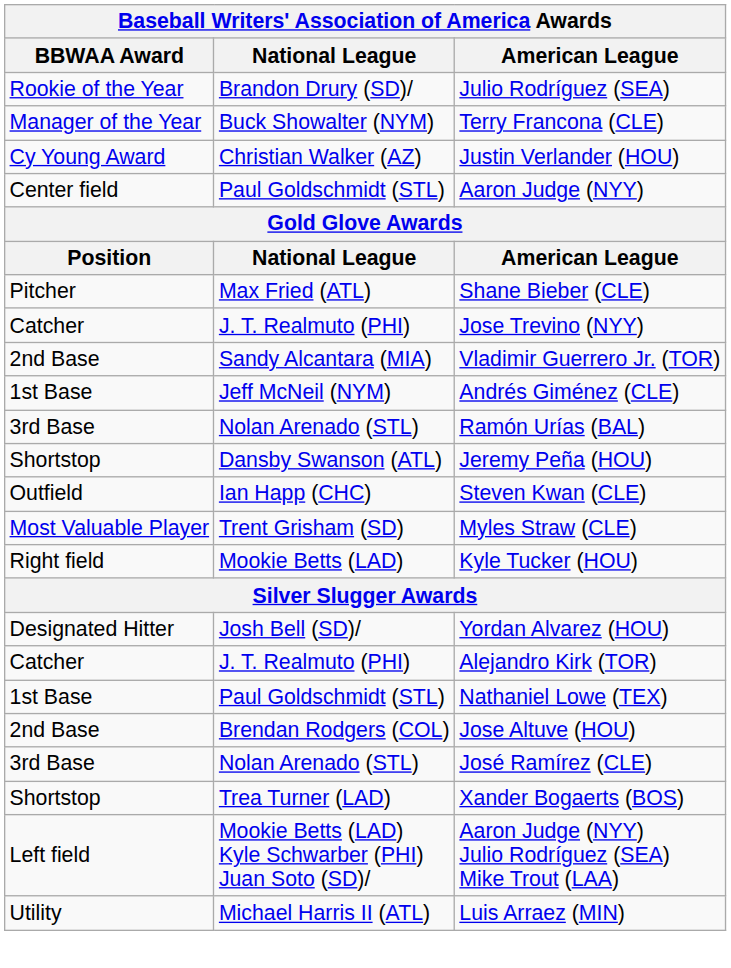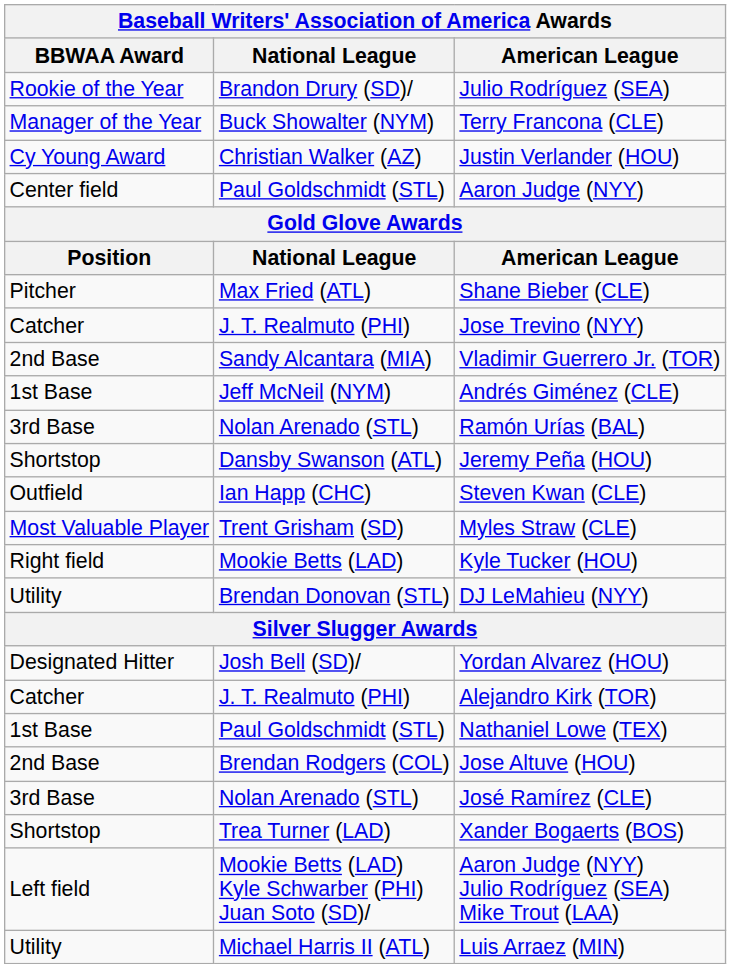+ row: (554, 595)
